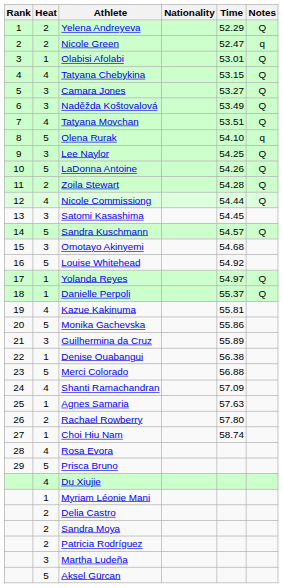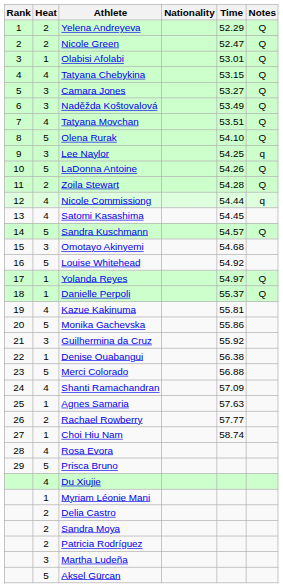(262, 44) q -> (262, 44) Q
(262, 137) q -> (262, 137) Q
(262, 153) Q -> (262, 153) q
(262, 200) Q -> (262, 200) q
(46, 216) 3 -> (46, 216) 4
(232, 341) 55.89 -> (232, 341) 55.92
(232, 419) 57.80 -> (232, 419) 57.77
